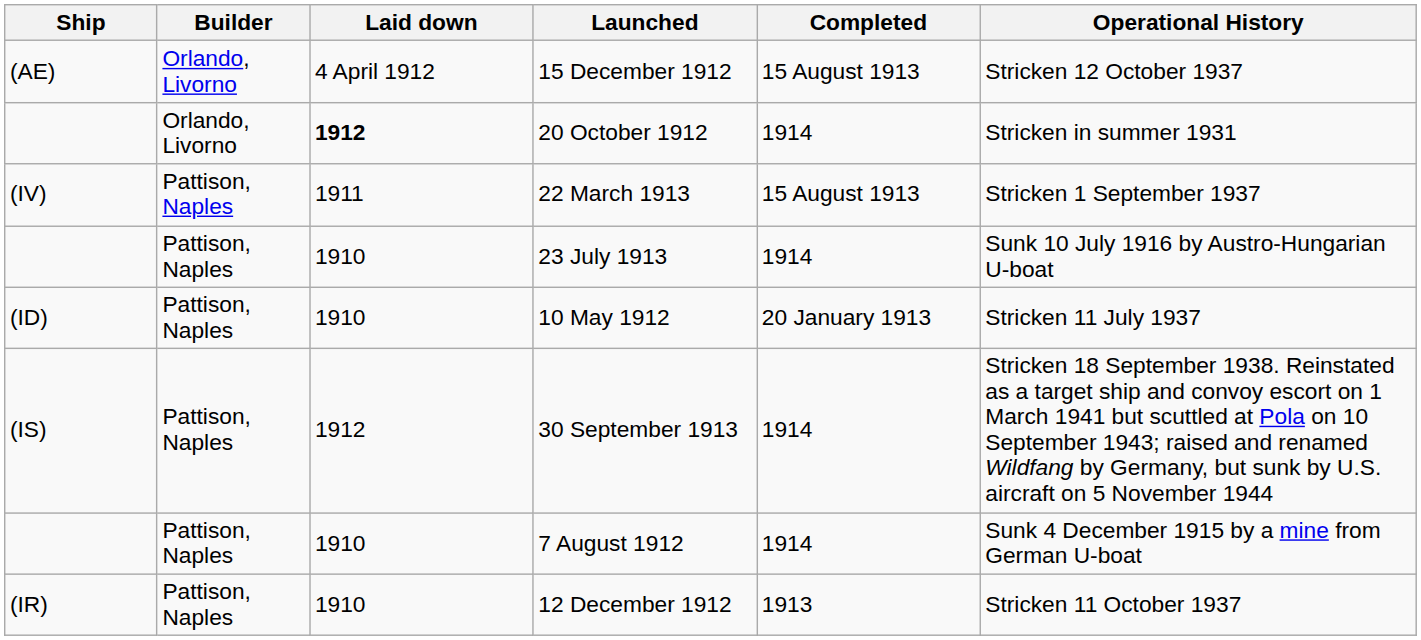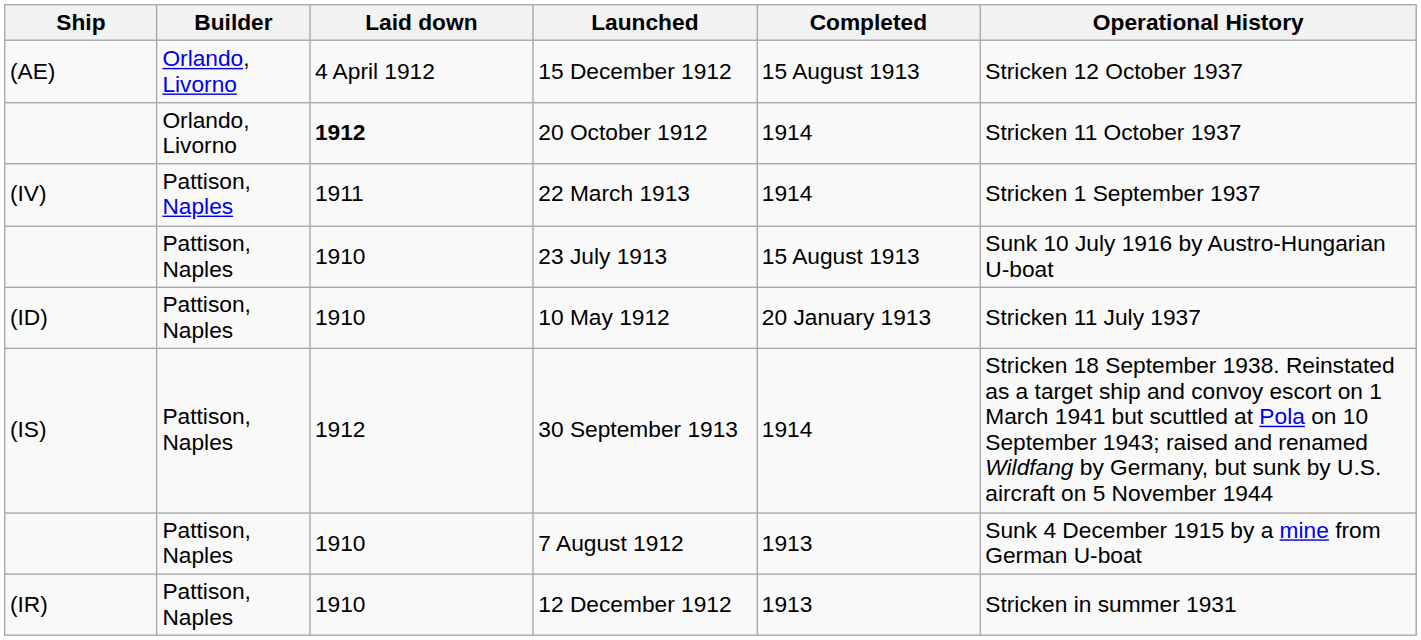(1111, 132) Stricken in summer 1931 -> (1113, 132) Stricken 11 October 1937
(841, 194) 15 August 1913 -> (787, 194) 1914
(787, 256) 1914 -> (841, 256) 15 August 1913
(787, 543) 1914 -> (787, 543) 1913
(1113, 604) Stricken 11 October 1937 -> (1111, 604) Stricken in summer 1931
